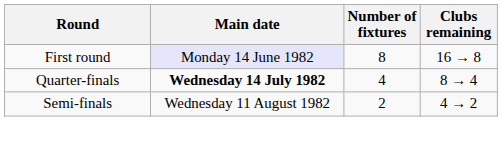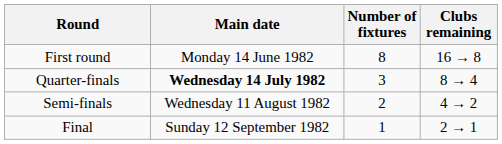(247, 56) lavender background -> (247, 56) no background
(382, 80) 4 -> (382, 80) 3
+ row: (78, 127)
